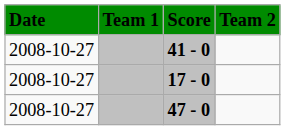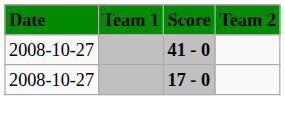- row: (189, 109)
